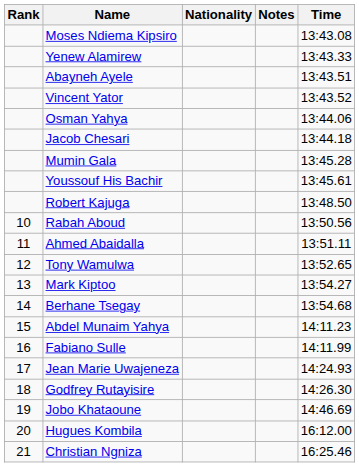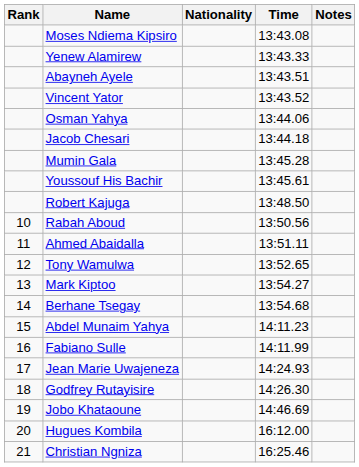columns swapped: (326, 14) <-> (276, 14)
